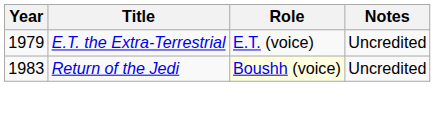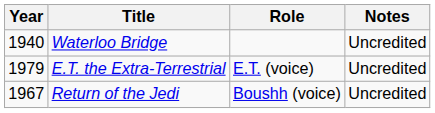+ row: (109, 42)
(26, 68) 1983 -> (26, 94) 1967
(287, 68) lightyellow background -> (287, 94) no background
